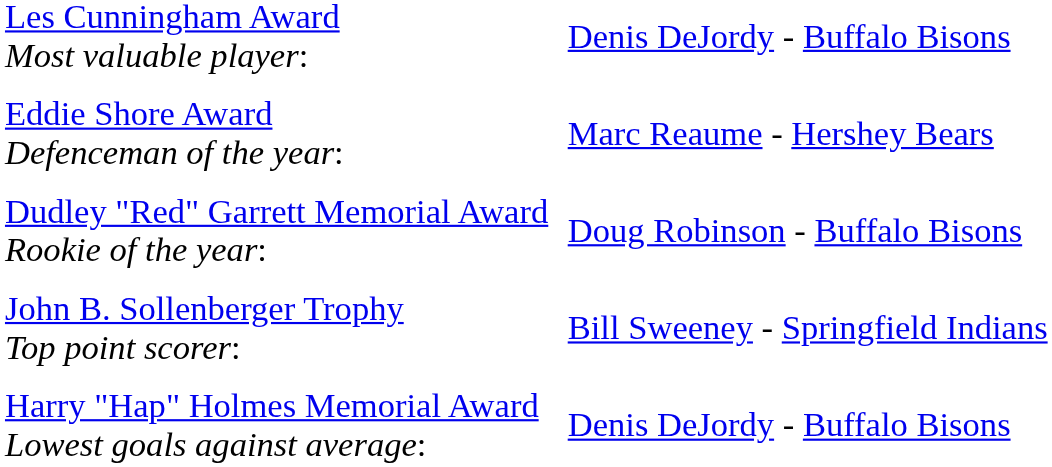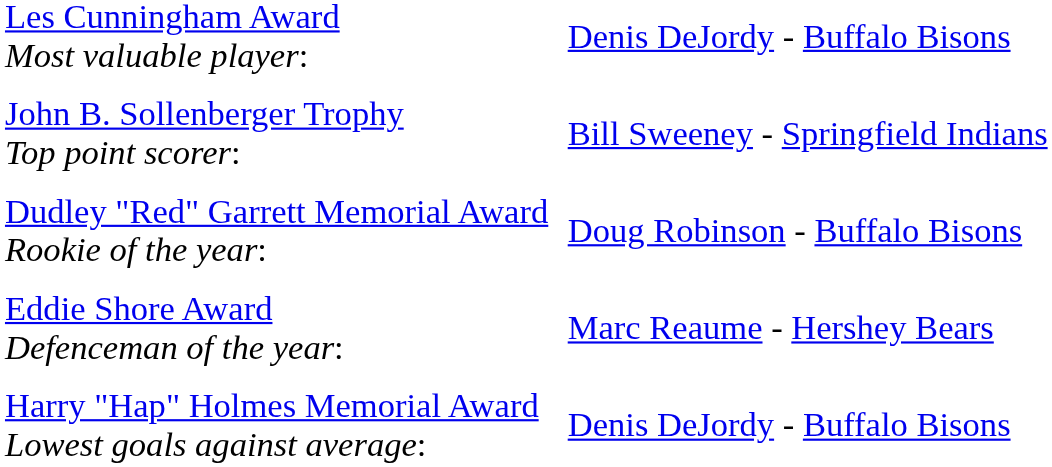rows swapped: (204, 327) <-> (174, 133)
